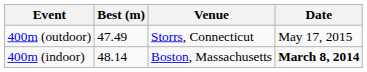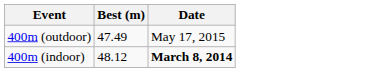- column: (212, 15)
(112, 57) 48.14 -> (112, 57) 48.12
